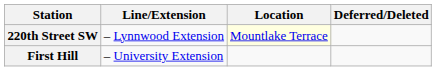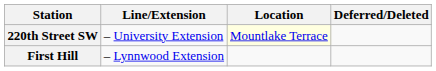(164, 35) – Lynnwood Extension -> (164, 35) – University Extension
(164, 55) – University Extension -> (164, 55) – Lynnwood Extension
